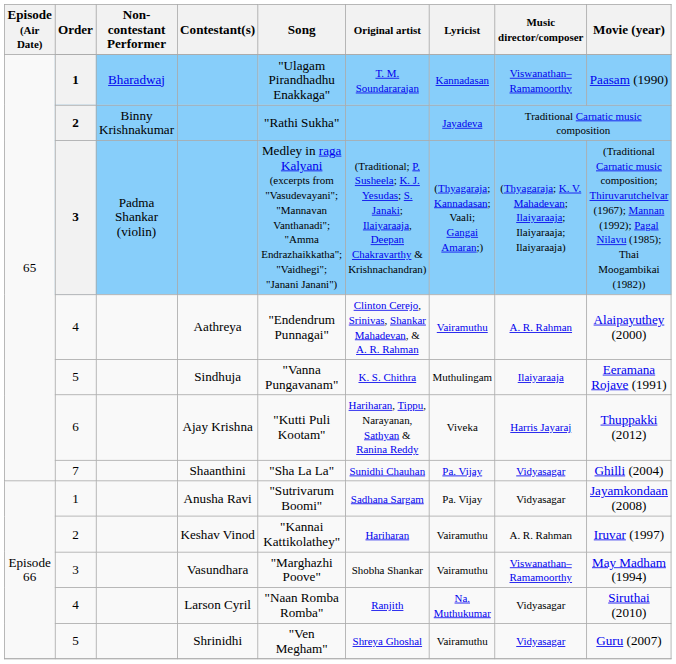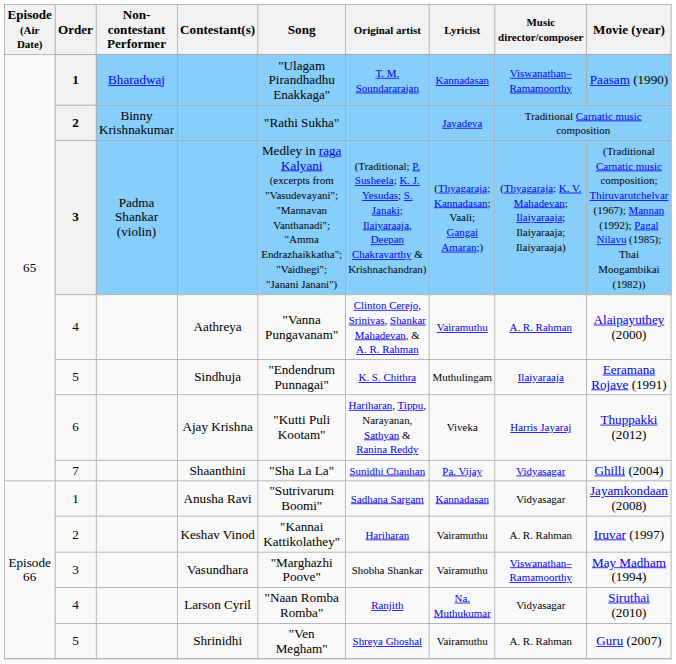(302, 326) "Endendrum Punnagai" -> (302, 326) "Vanna Pungavanam"
(302, 377) "Vanna Pungavanam" -> (302, 377) "Endendrum Punnagai"
(462, 499) Pa. Vijay -> (462, 499) Kannadasan
(541, 641) Vidyasagar -> (541, 641) A. R. Rahman
